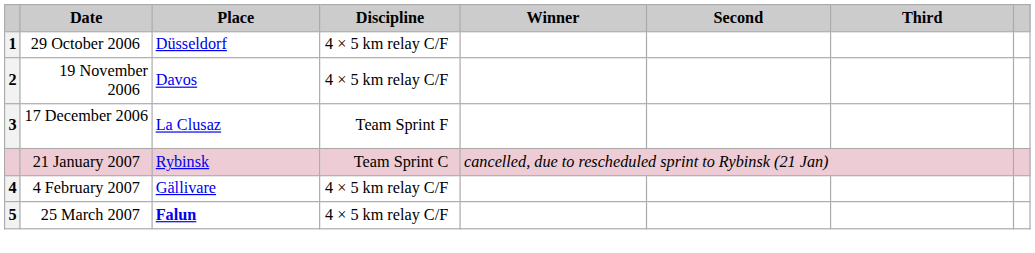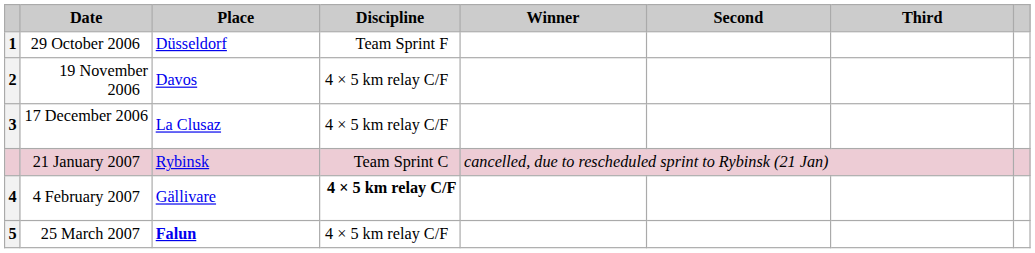(391, 44) 4 × 5 km relay C/F -> (406, 44) Team Sprint F
(406, 125) Team Sprint F -> (391, 125) 4 × 5 km relay C/F
(391, 188) normal -> (392, 197) bold
